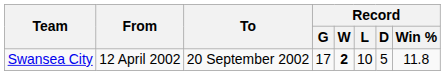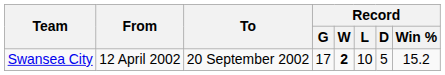(416, 59) 11.8 -> (416, 59) 15.2
